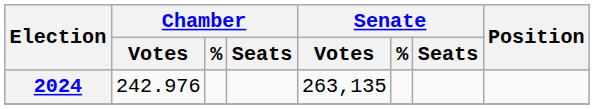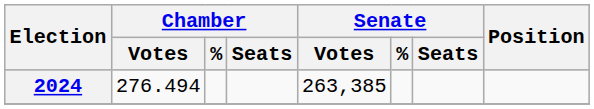(158, 87) 242.976 -> (158, 87) 276.494
(344, 87) 263,135 -> (344, 87) 263,385
